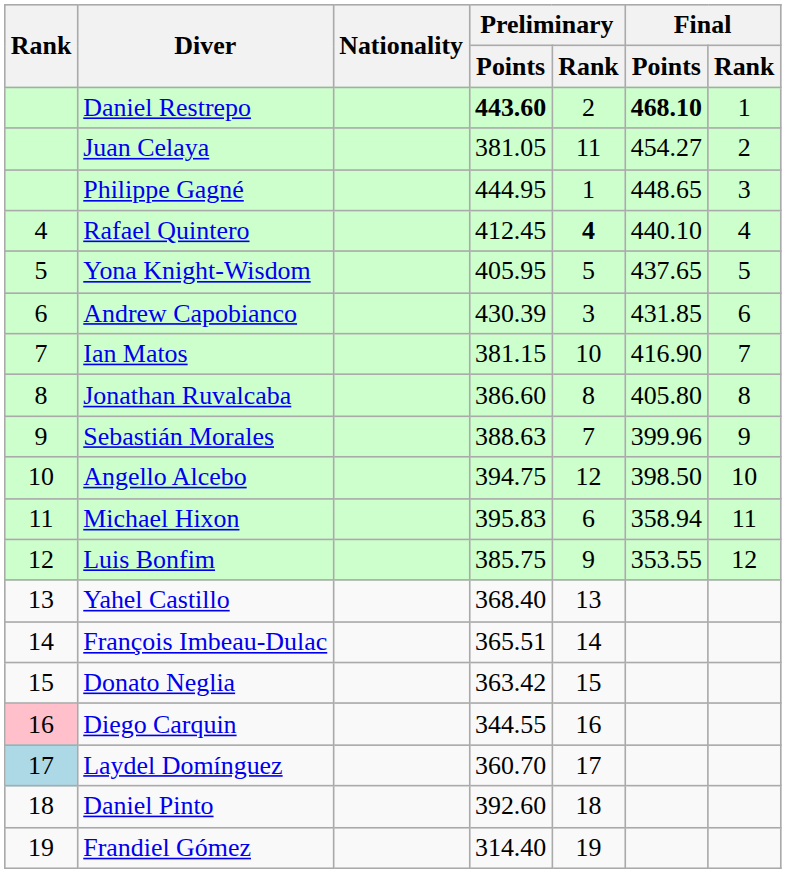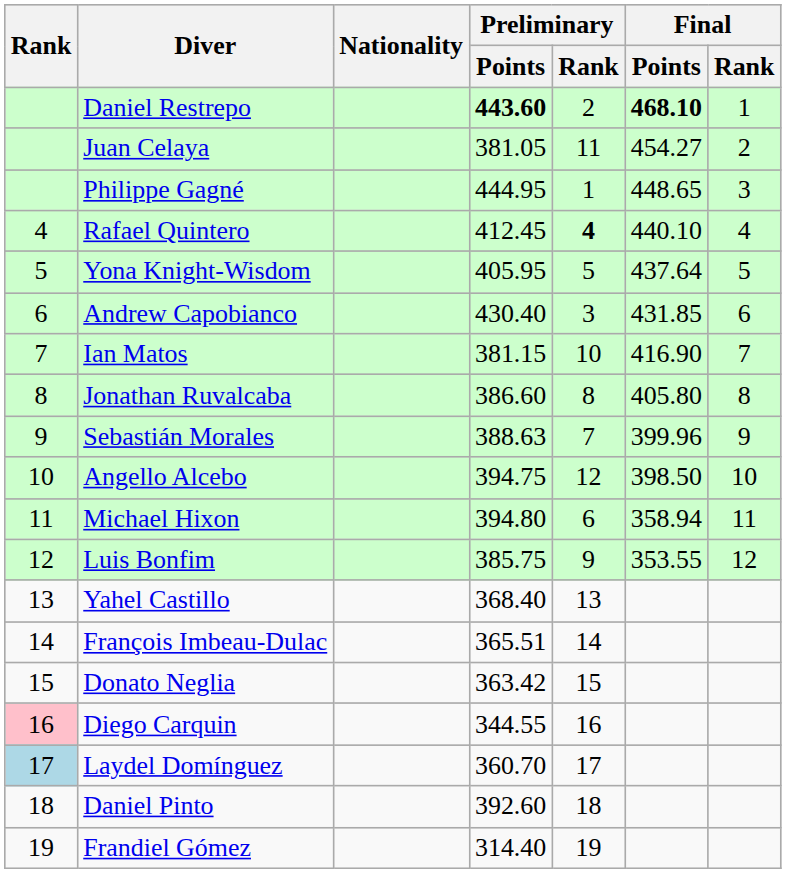(666, 271) 437.65 -> (666, 271) 437.64
(511, 312) 430.39 -> (511, 312) 430.40
(511, 518) 395.83 -> (511, 518) 394.80
